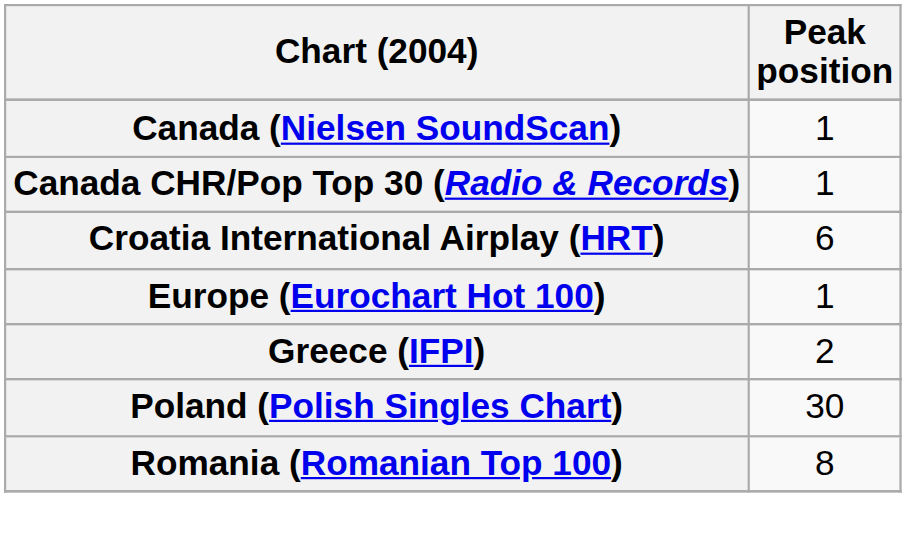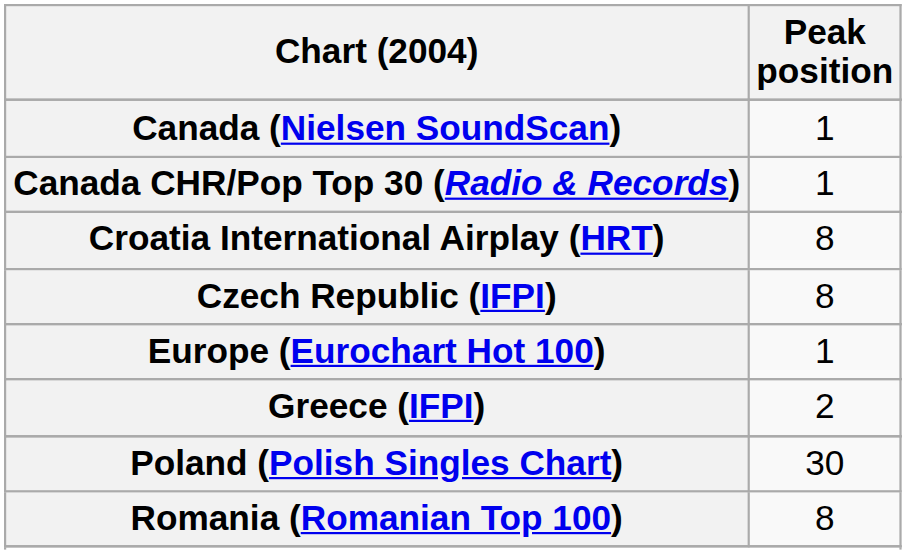(825, 239) 6 -> (825, 239) 8
+ row: (377, 295)
